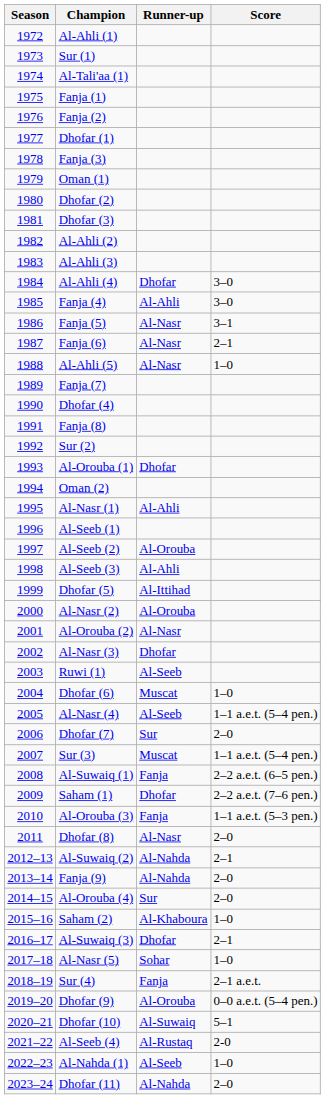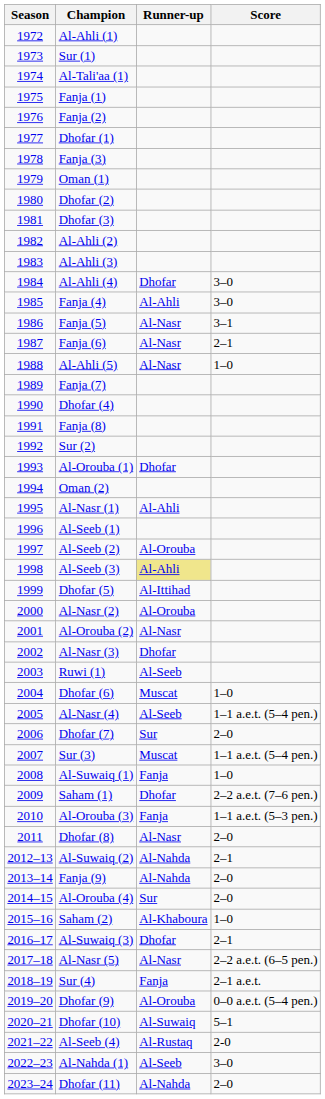(159, 569) no background -> (159, 569) khaki background
(266, 775) 2–2 a.e.t. (6–5 pen.) -> (223, 775) 1–0
(154, 960) Sohar -> (160, 960) Al-Nasr
(223, 960) 1–0 -> (266, 960) 2–2 a.e.t. (6–5 pen.)
(223, 1063) 1–0 -> (223, 1063) 3–0
